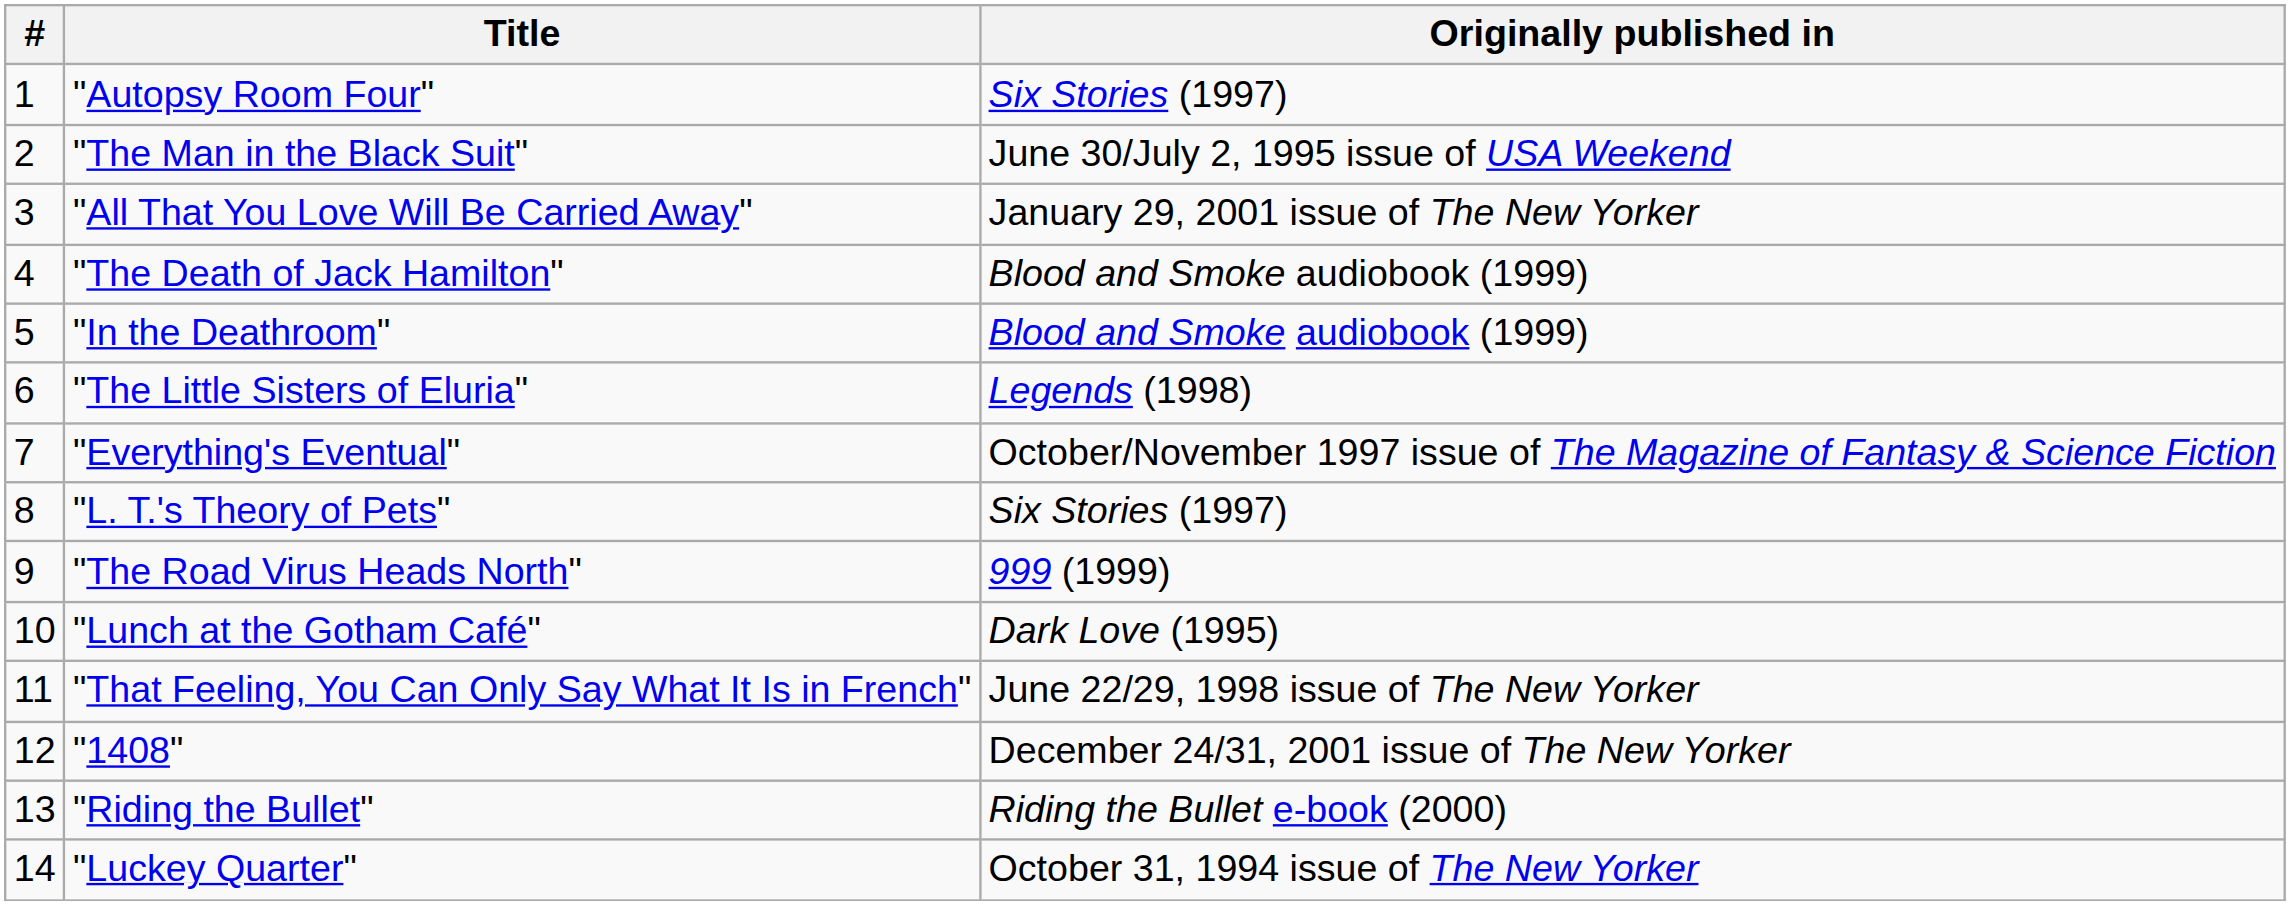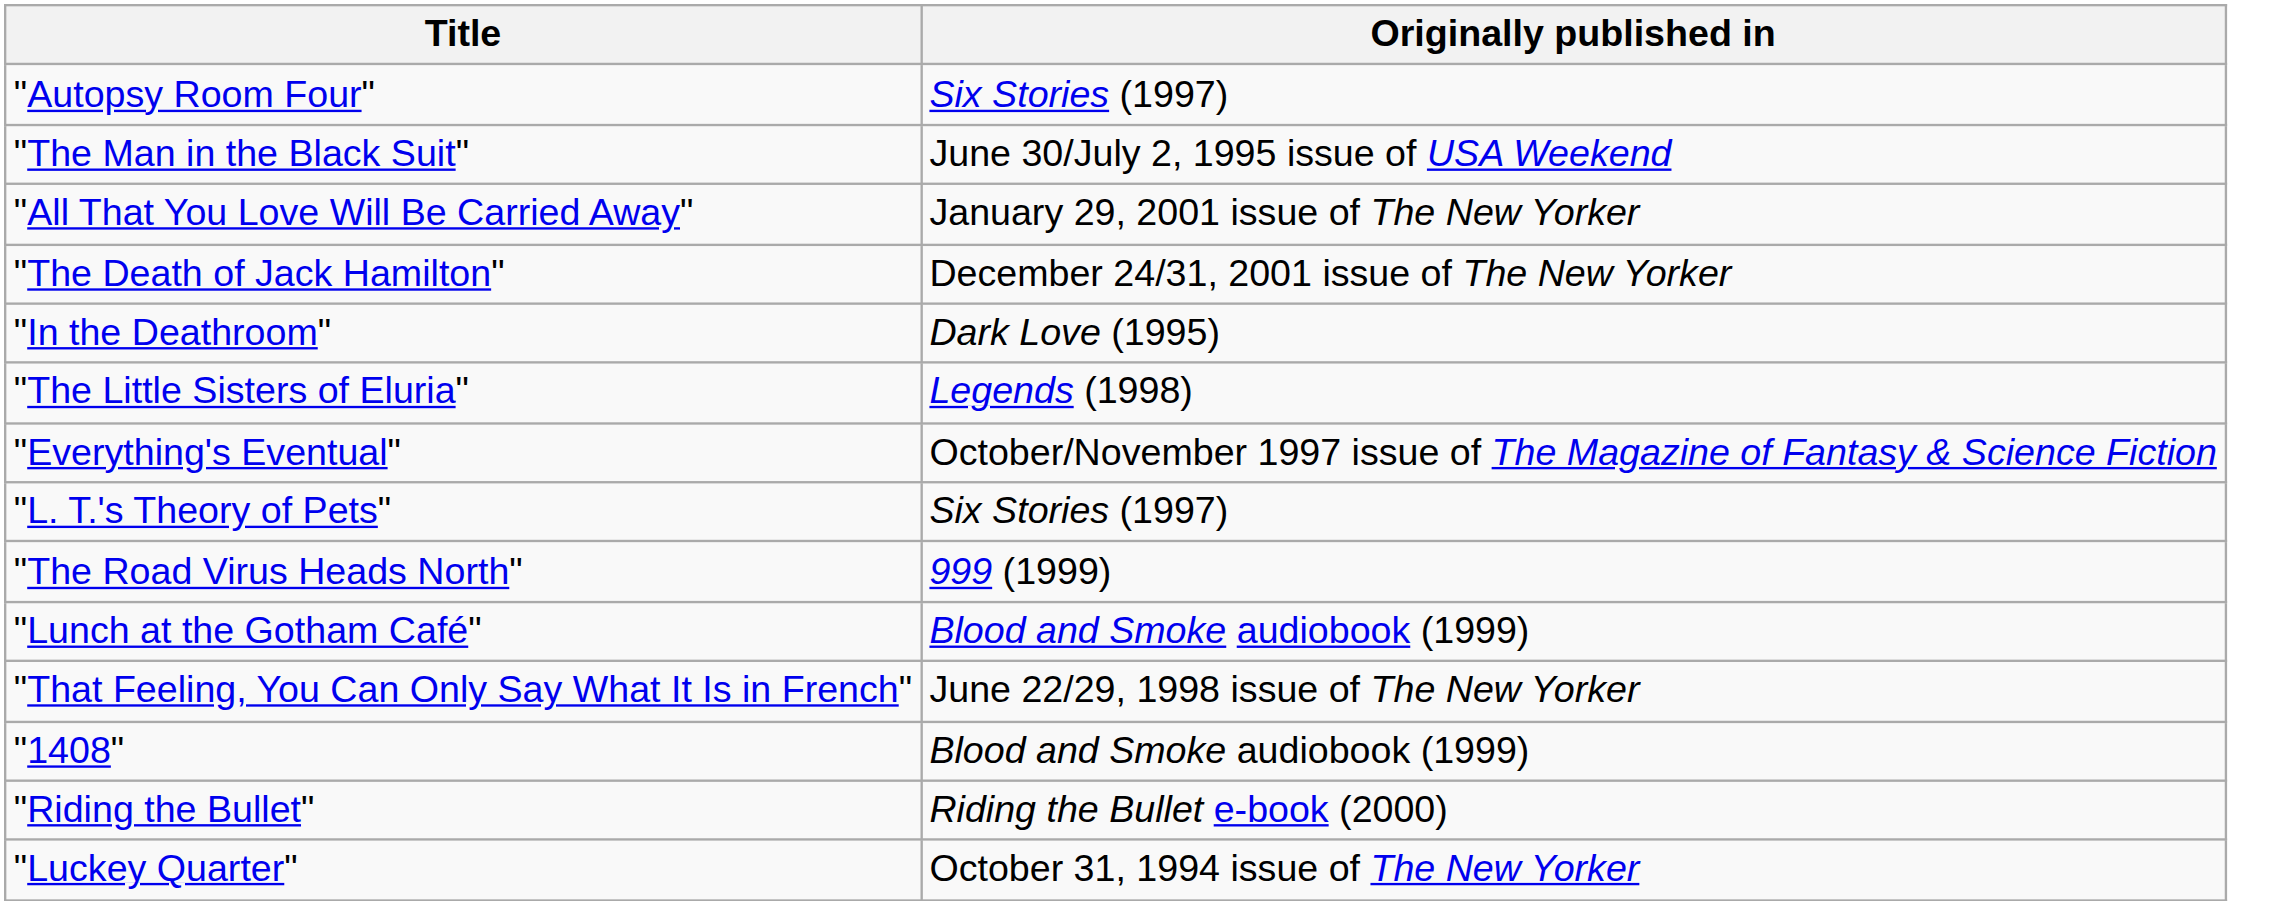- column: (35, 34)
(1289, 272) Blood and Smoke audiobook (1999) -> (1330, 272) December 24/31, 2001 issue of The New Yorker
(1289, 332) Blood and Smoke audiobook (1999) -> (1075, 332) Dark Love (1995)
(1134, 630) Dark Love (1995) -> (1229, 630) Blood and Smoke audiobook (1999)
(1390, 749) December 24/31, 2001 issue of The New Yorker -> (1229, 749) Blood and Smoke audiobook (1999)
